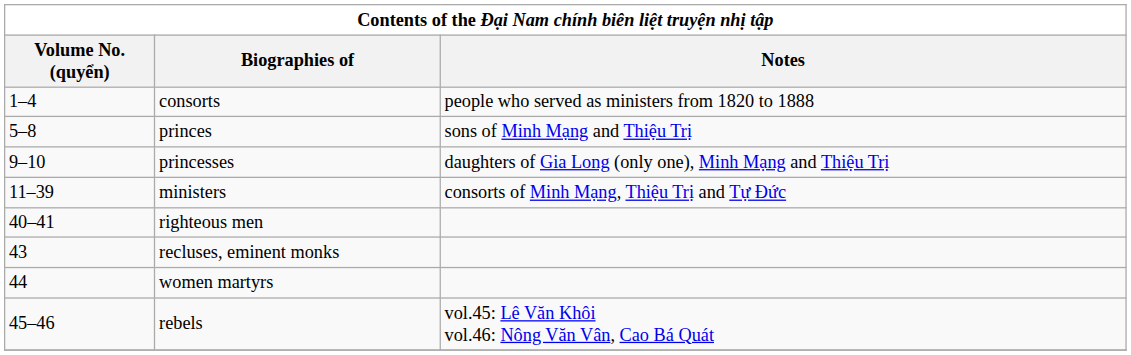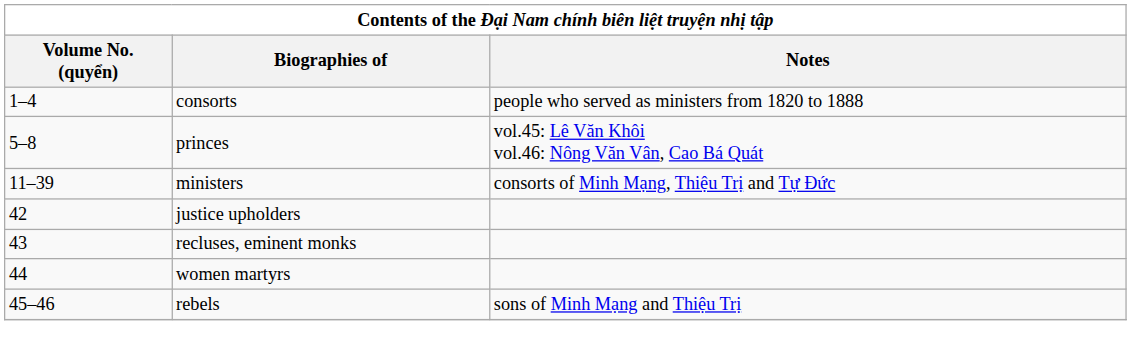(568, 131) sons of Minh Mạng and Thiệu Trị -> (629, 142) vol.45: Lê Văn Khôi vol.46: Nông Văn Vân, Cao Bá Quát
- row: (197, 161)
- row: (211, 222)
+ row: (238, 213)
(579, 323) vol.45: Lê Văn Khôi vol.46: Nông Văn Vân, Cao Bá Quát -> (618, 304) sons of Minh Mạng and Thiệu Trị
